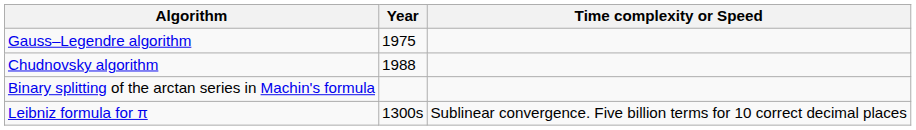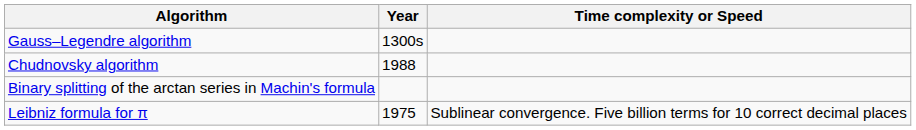(399, 40) 1975 -> (403, 40) 1300s
(403, 112) 1300s -> (399, 112) 1975
